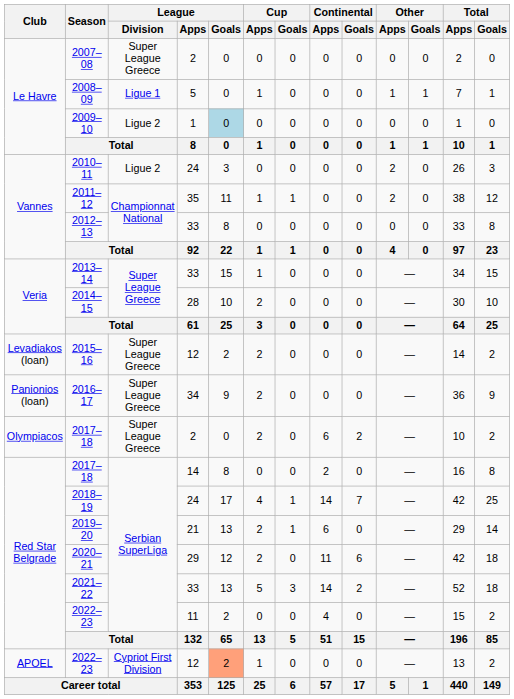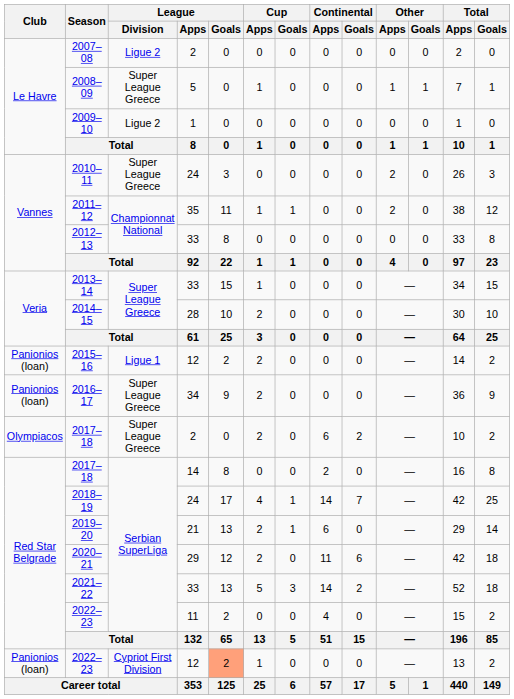(143, 59) Super League Greece -> (143, 53) Ligue 2
(143, 94) Ligue 1 -> (143, 88) Super League Greece
(226, 123) lightblue background -> (226, 123) no background
(143, 169) Ligue 2 -> (143, 175) Super League Greece
(35, 354) Levadiakos (loan) -> (35, 360) Panionios (loan)
(143, 354) Super League Greece -> (143, 360) Ligue 1
(35, 663) APOEL -> (35, 663) Panionios (loan)
